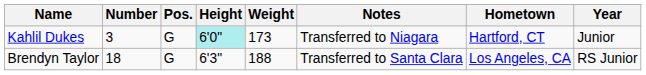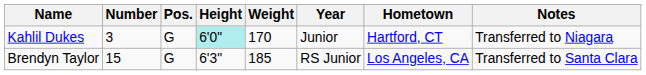columns swapped: (607, 15) <-> (382, 15)
(260, 37) 173 -> (260, 37) 170
(113, 59) 18 -> (113, 59) 15
(260, 59) 188 -> (260, 59) 185
